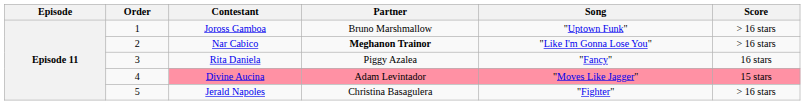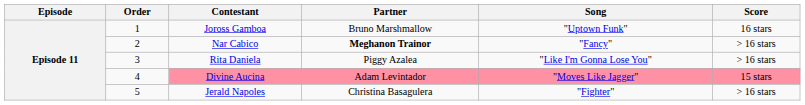(756, 28) > 16 stars -> (756, 28) 16 stars
(596, 44) "Like I'm Gonna Lose You" -> (596, 44) "Fancy"
(596, 60) "Fancy" -> (596, 60) "Like I'm Gonna Lose You"
(756, 60) 16 stars -> (756, 60) > 16 stars
